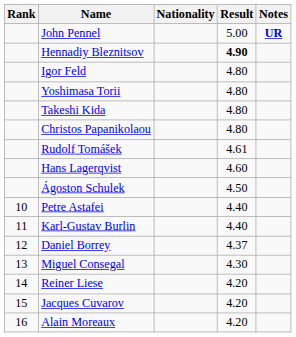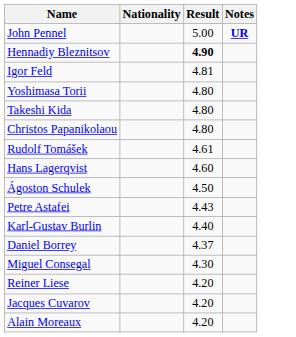- column: (21, 14)
(237, 71) 4.80 -> (203, 71) 4.81
(237, 206) 4.40 -> (203, 206) 4.43
